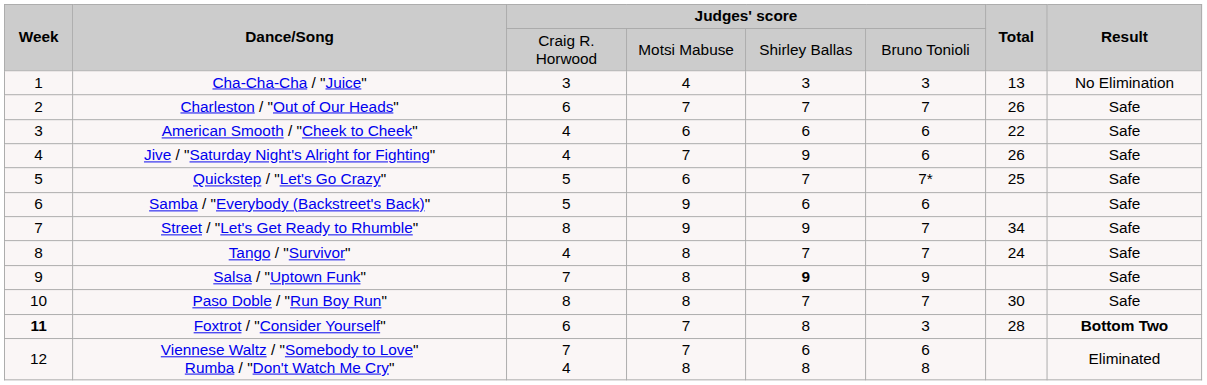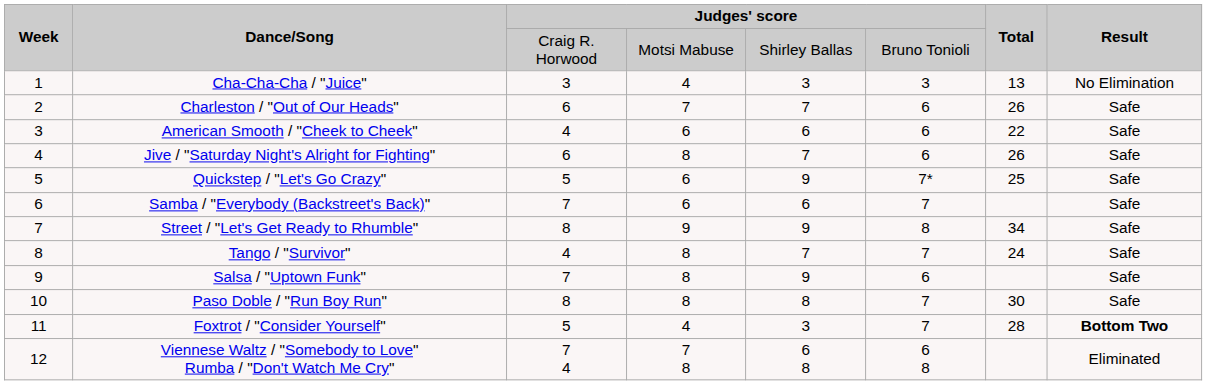(925, 107) 7 -> (925, 107) 6
(566, 155) 4 -> (566, 155) 6
(686, 155) 7 -> (686, 155) 8
(806, 155) 9 -> (806, 155) 7
(806, 180) 7 -> (806, 180) 9
(566, 204) 5 -> (566, 204) 7
(686, 204) 9 -> (686, 204) 6
(925, 204) 6 -> (925, 204) 7
(925, 228) 7 -> (925, 228) 8
(806, 277) bold -> (806, 277) normal
(925, 277) 9 -> (925, 277) 6
(806, 301) 7 -> (806, 301) 8
(39, 326) bold -> (39, 326) normal
(566, 326) 6 -> (566, 326) 5
(686, 326) 7 -> (686, 326) 4
(806, 326) 8 -> (806, 326) 3
(925, 326) 3 -> (925, 326) 7
